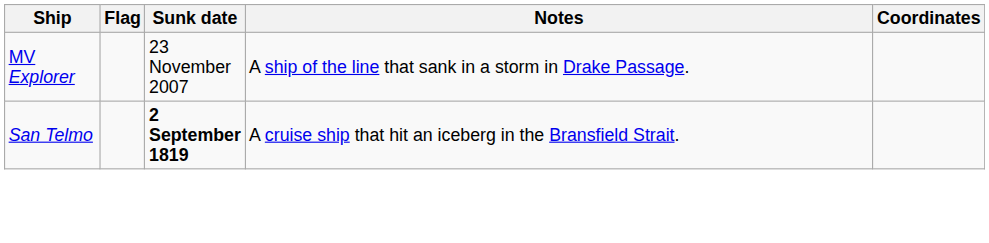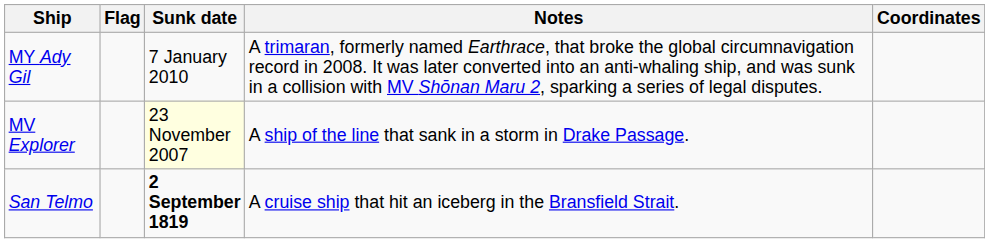+ row: (40, 66)
(190, 66) no background -> (190, 134) lightyellow background
